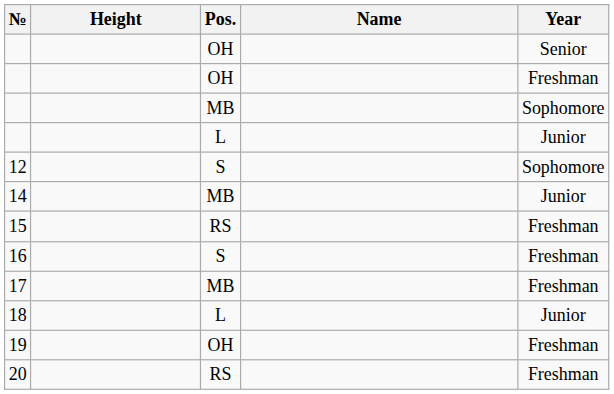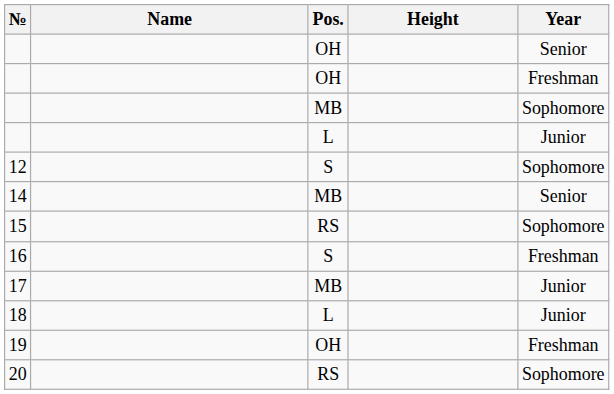columns swapped: (379, 19) <-> (116, 19)
(563, 196) Junior -> (563, 196) Senior
(563, 226) Freshman -> (563, 226) Sophomore
(563, 285) Freshman -> (563, 285) Junior
(563, 374) Freshman -> (563, 374) Sophomore
